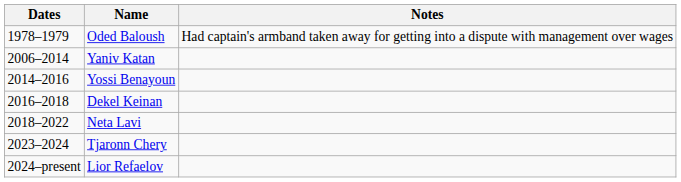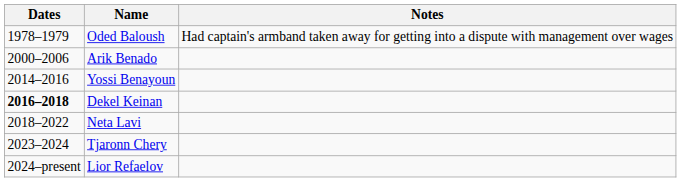+ row: (122, 58)
- row: (121, 58)
(38, 101) normal -> (38, 101) bold
